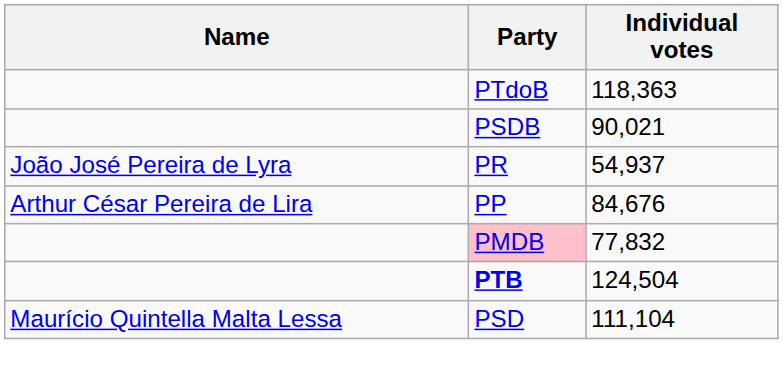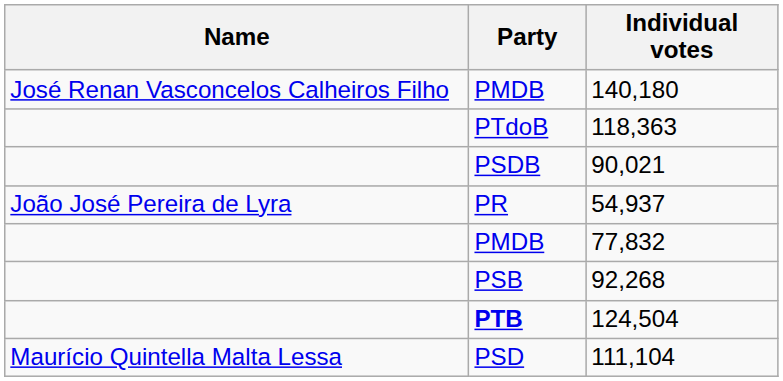+ row: (635, 89)
- row: (628, 204)
(509, 242) pink background -> (509, 242) no background
+ row: (628, 280)
